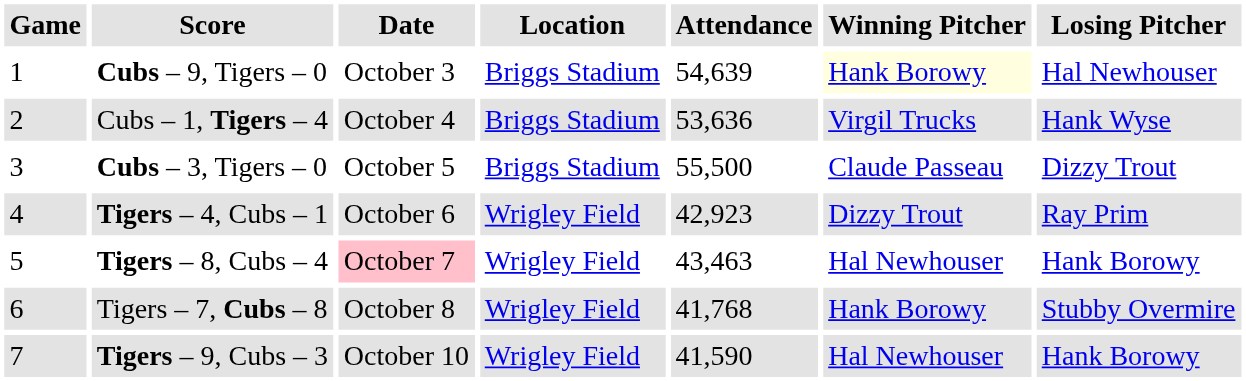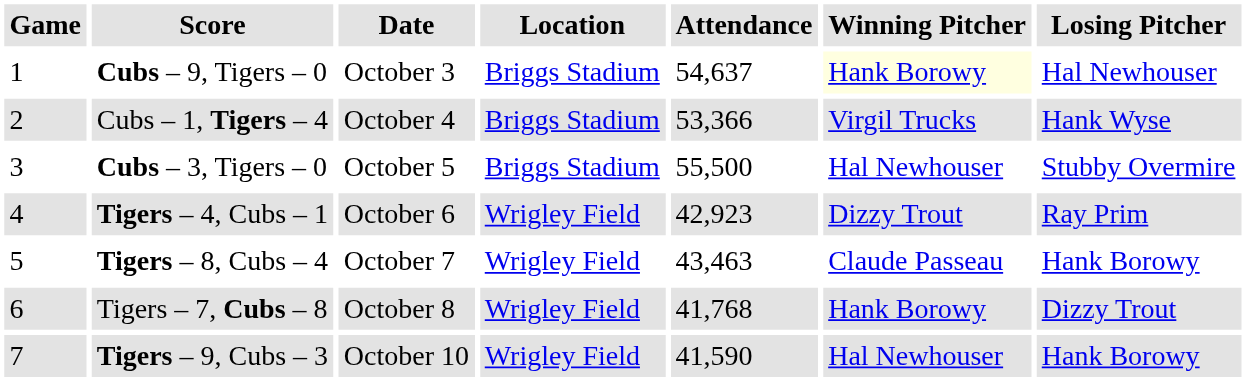(714, 72) 54,639 -> (714, 72) 54,637
(714, 119) 53,636 -> (714, 119) 53,366
(916, 166) Claude Passeau -> (916, 166) Hal Newhouser
(1109, 166) Dizzy Trout -> (1139, 166) Stubby Overmire
(399, 261) pink background -> (399, 261) no background
(916, 261) Hal Newhouser -> (916, 261) Claude Passeau
(1139, 308) Stubby Overmire -> (1109, 308) Dizzy Trout
